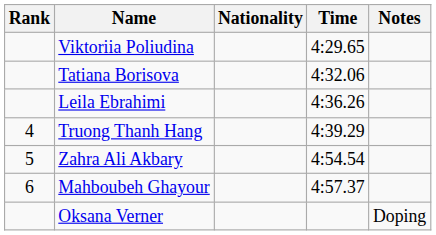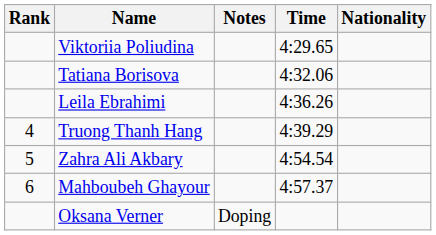columns swapped: (260, 18) <-> (400, 18)
